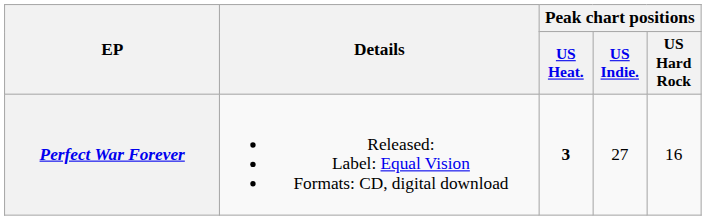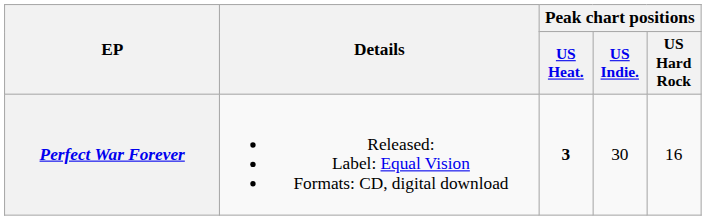(620, 154) 27 -> (620, 154) 30
